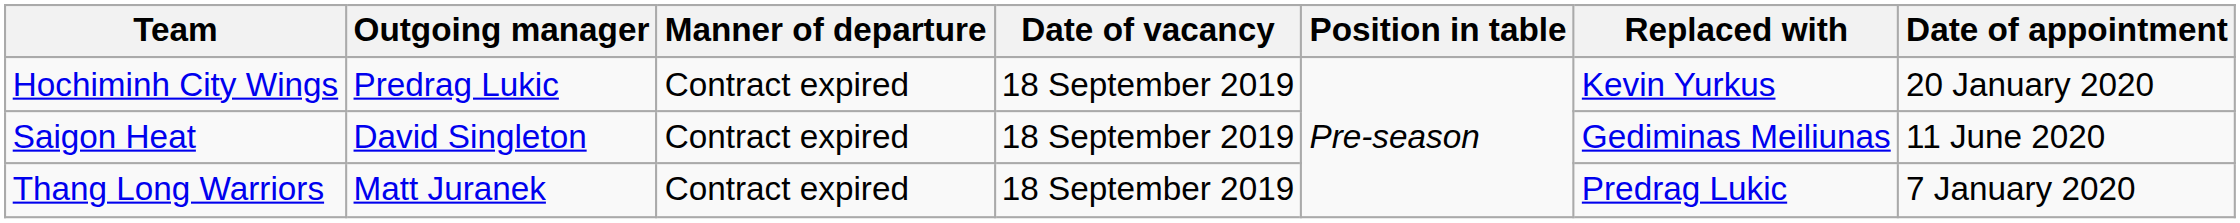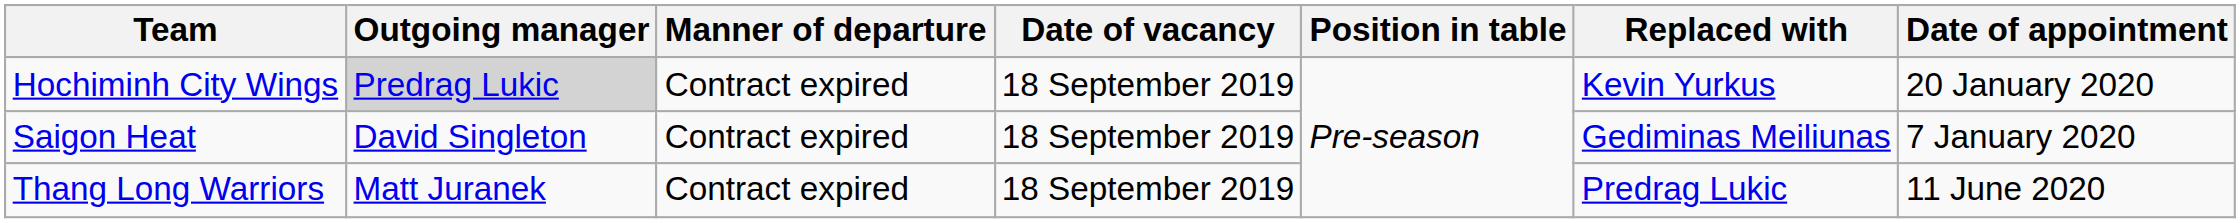(456, 83) no background -> (456, 83) lightgrey background
(2006, 136) 11 June 2020 -> (2021, 136) 7 January 2020
(2021, 189) 7 January 2020 -> (2006, 189) 11 June 2020
